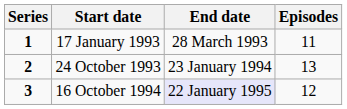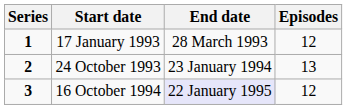(309, 41) 11 -> (309, 41) 12
